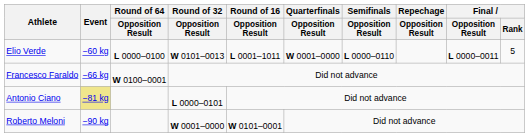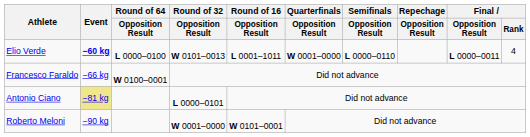(95, 52) normal -> (96, 52) bold
(513, 52) 5 -> (513, 52) 4
